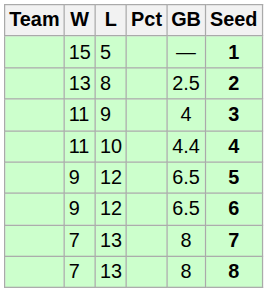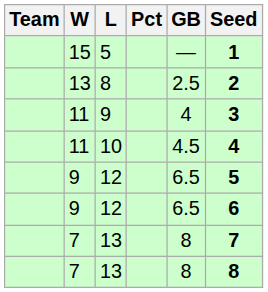(186, 146) 4.4 -> (186, 146) 4.5
